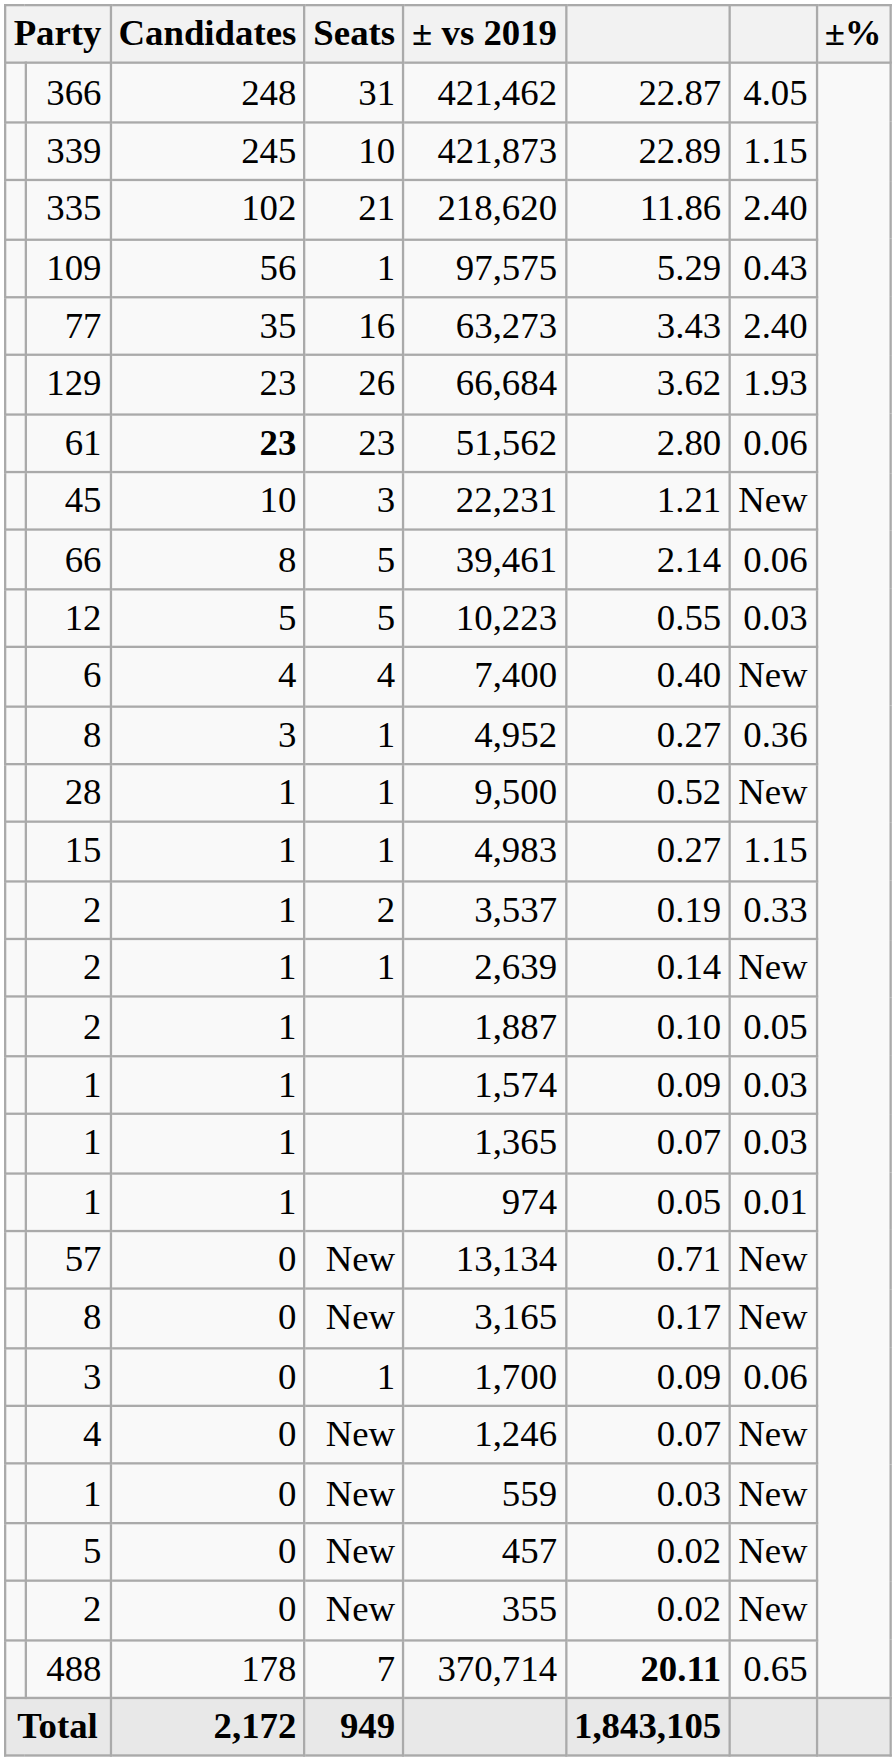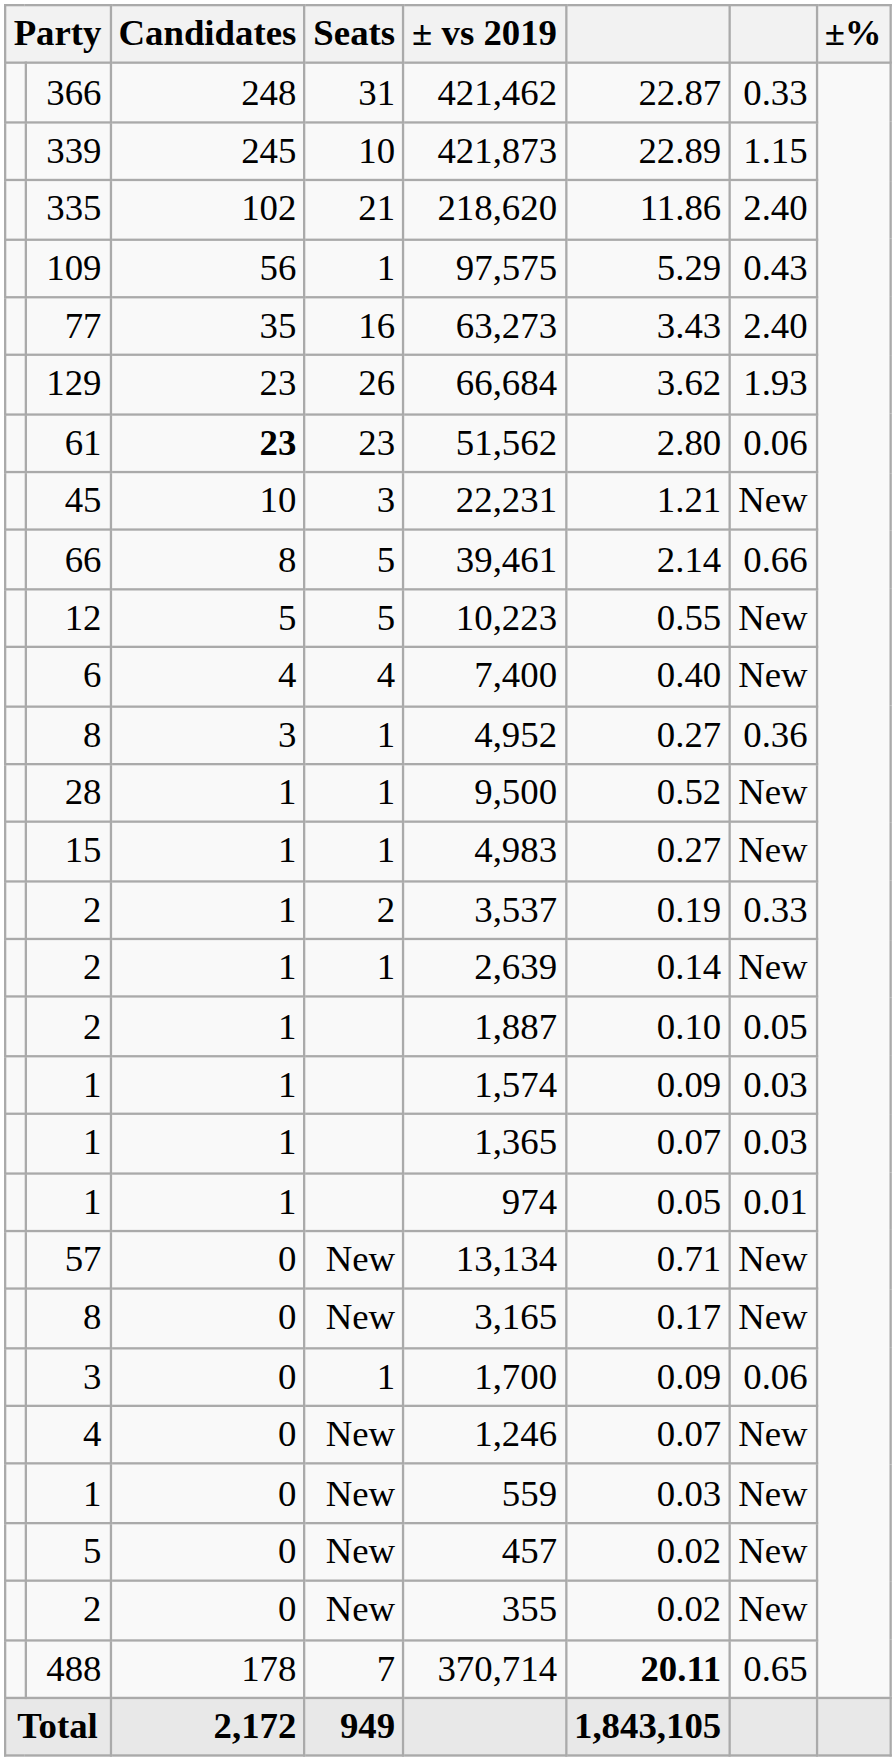(775, 92) 4.05 -> (775, 92) 0.33
(775, 558) 0.06 -> (775, 558) 0.66
(775, 617) 0.03 -> (773, 617) New
(775, 850) 1.15 -> (773, 850) New
